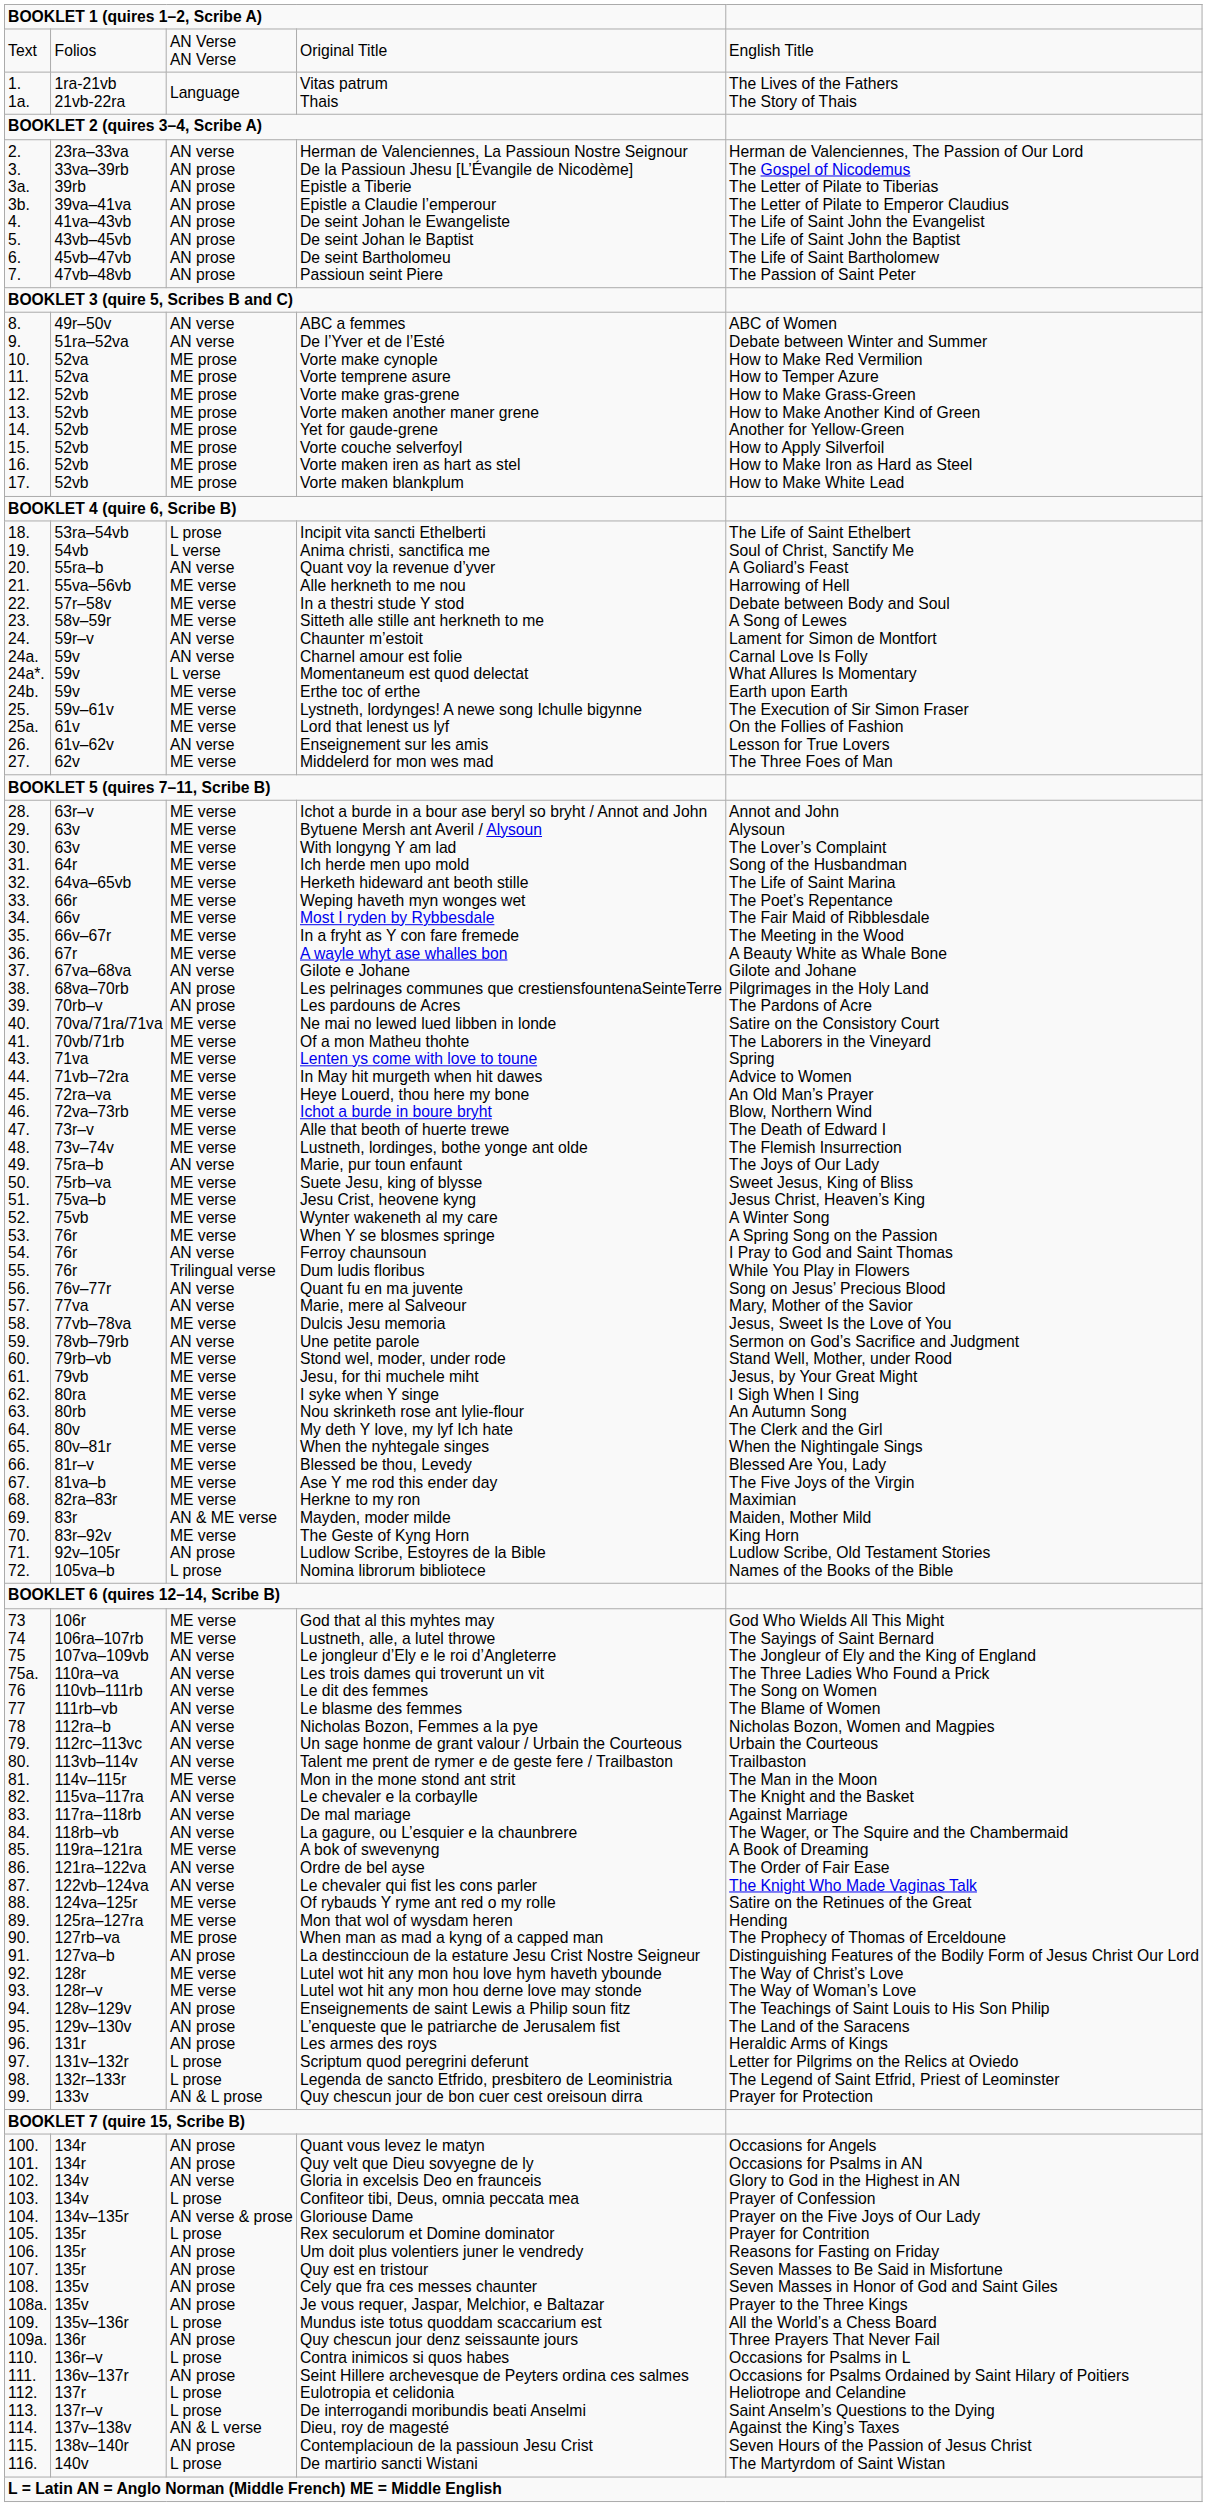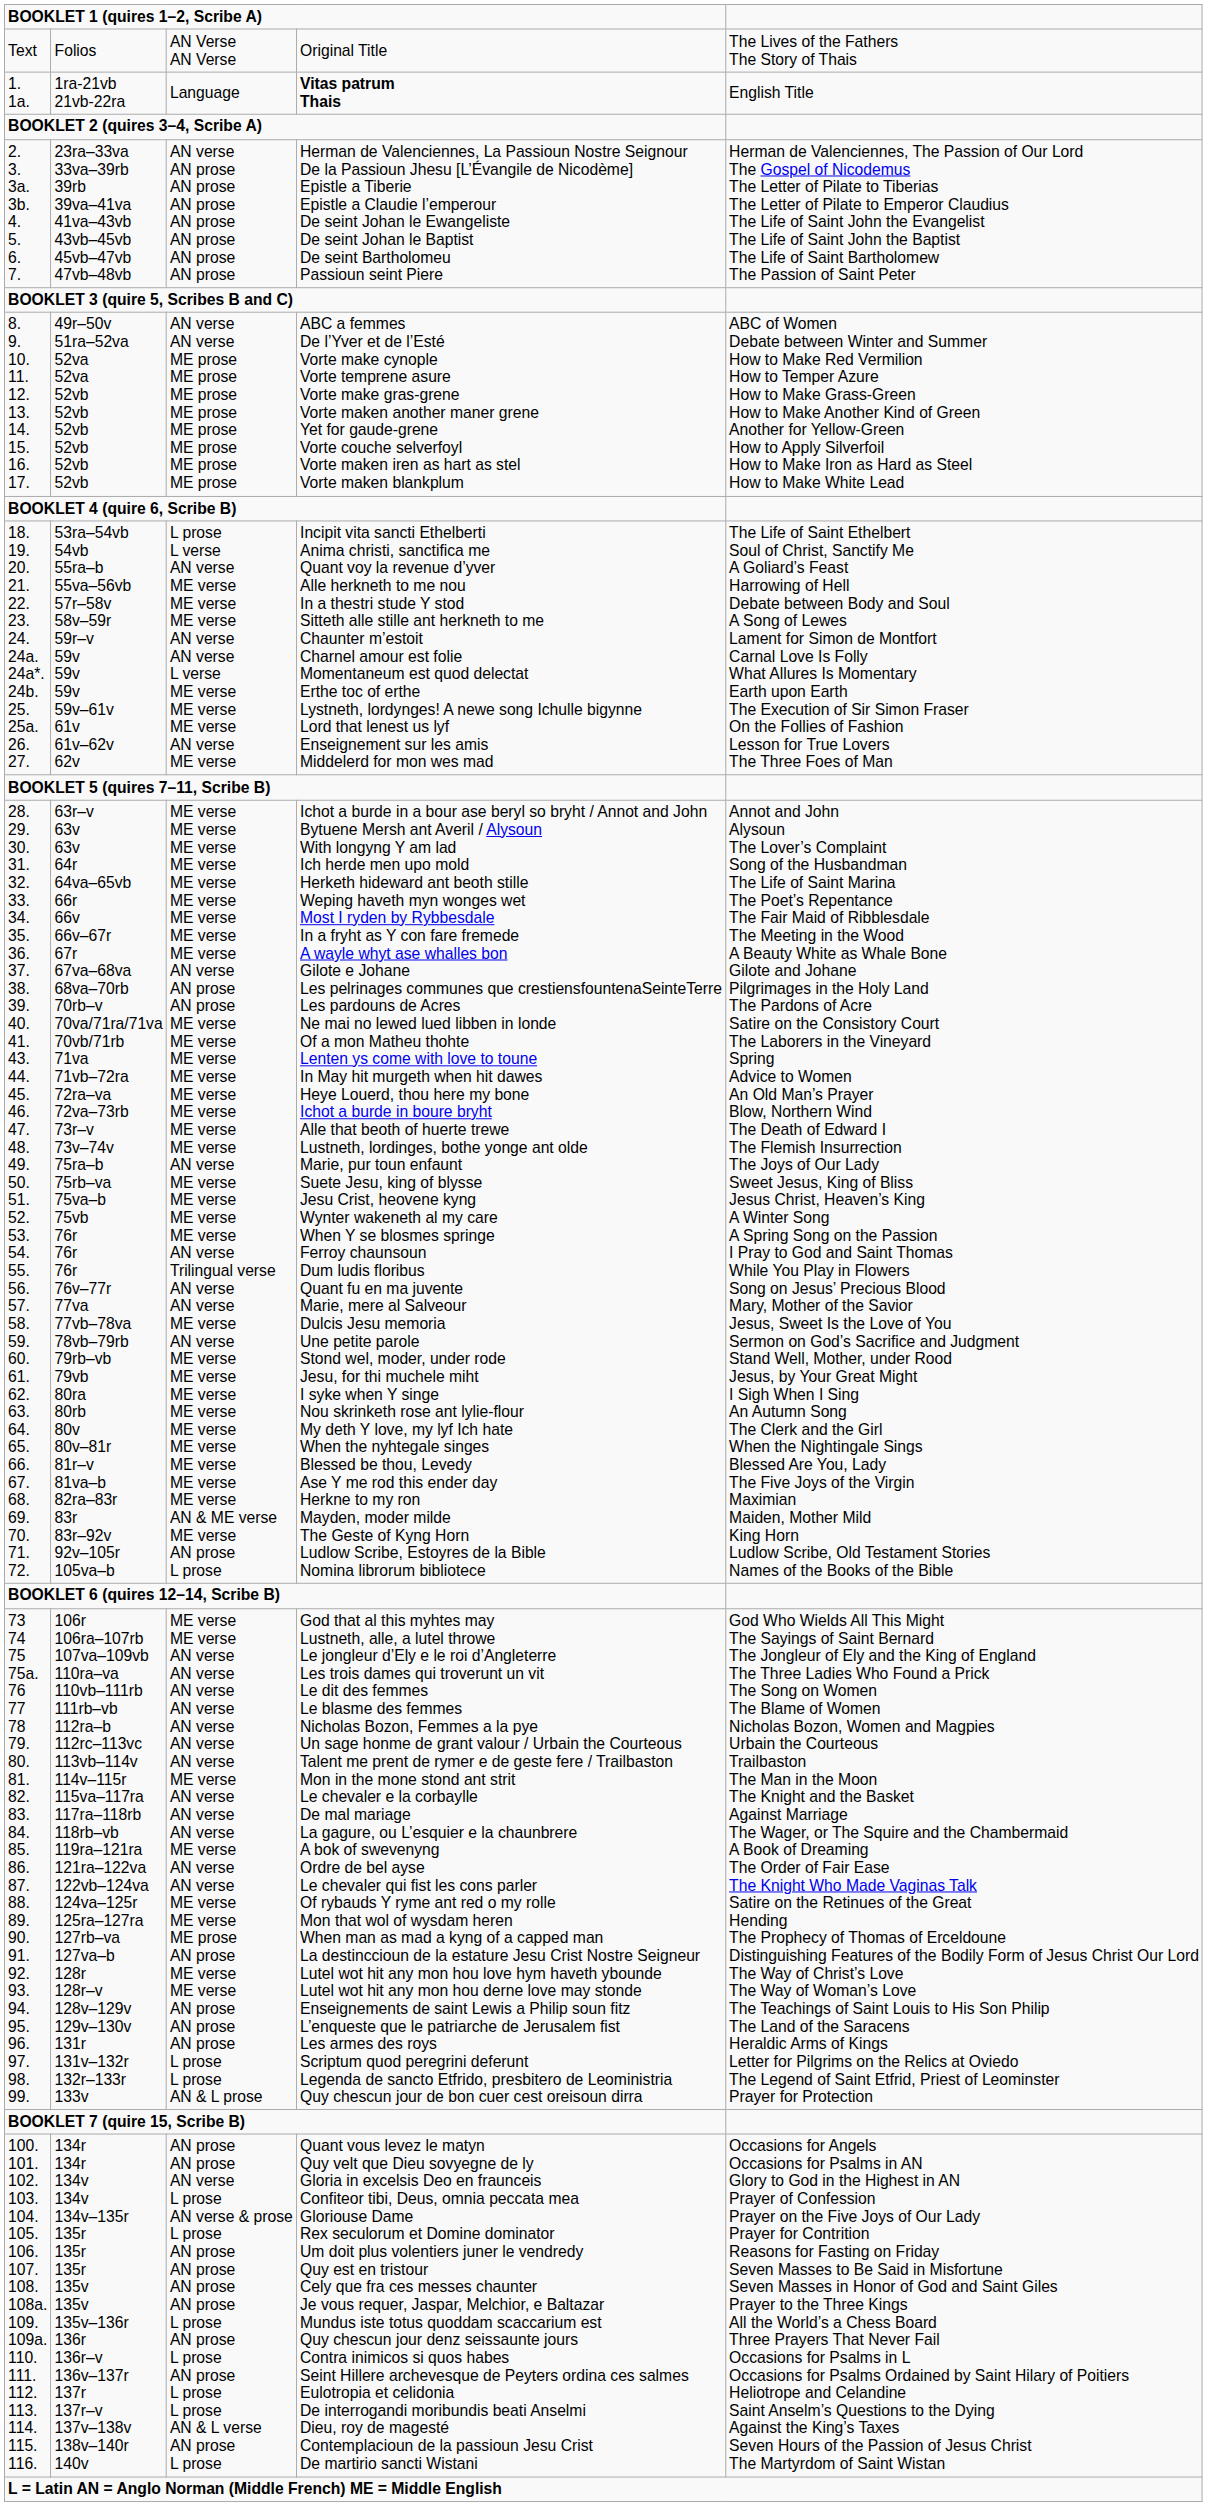(771, 50) English Title -> (814, 50) The Lives of the Fathers The Story of Thais
(344, 93) normal -> (347, 93) bold
(814, 93) The Lives of the Fathers The Story of Thais -> (771, 93) English Title
